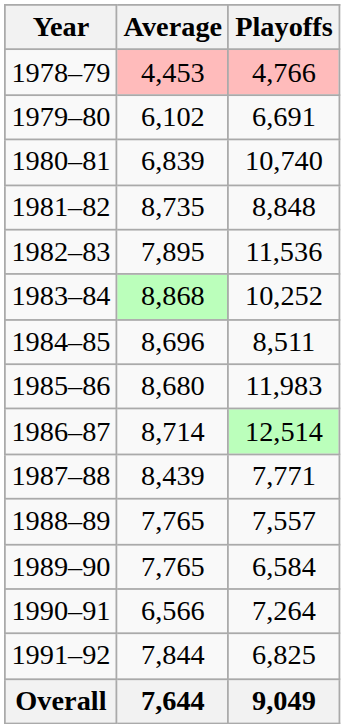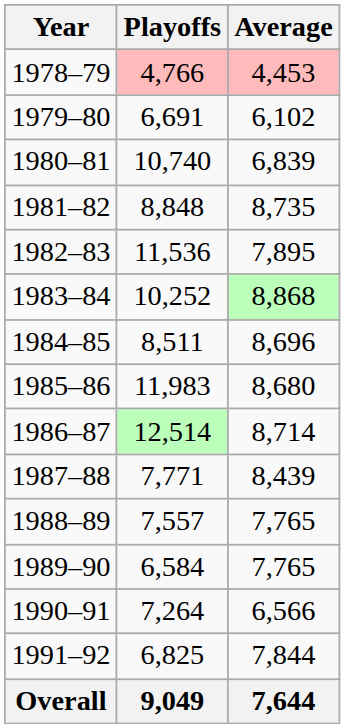columns swapped: (173, 26) <-> (284, 26)
